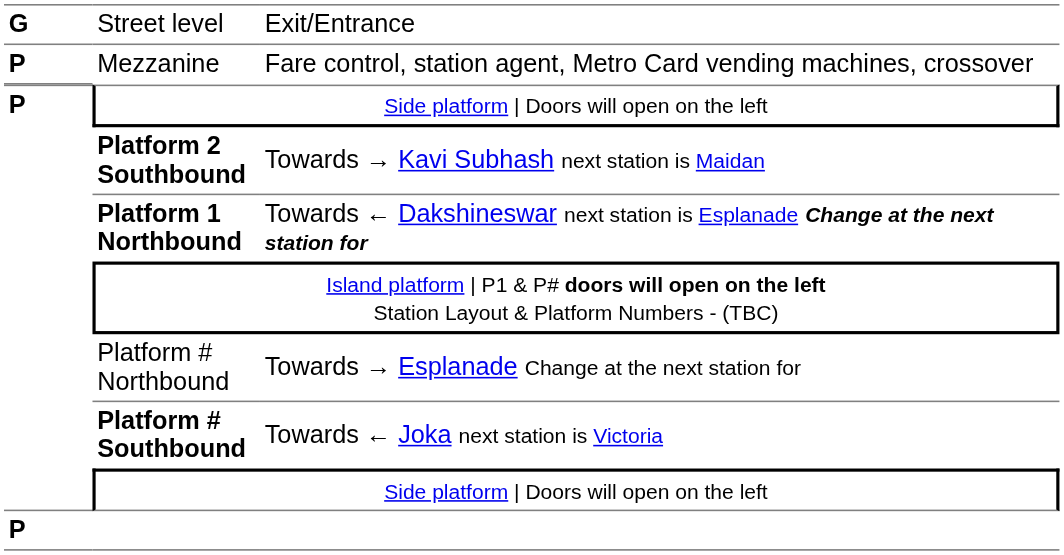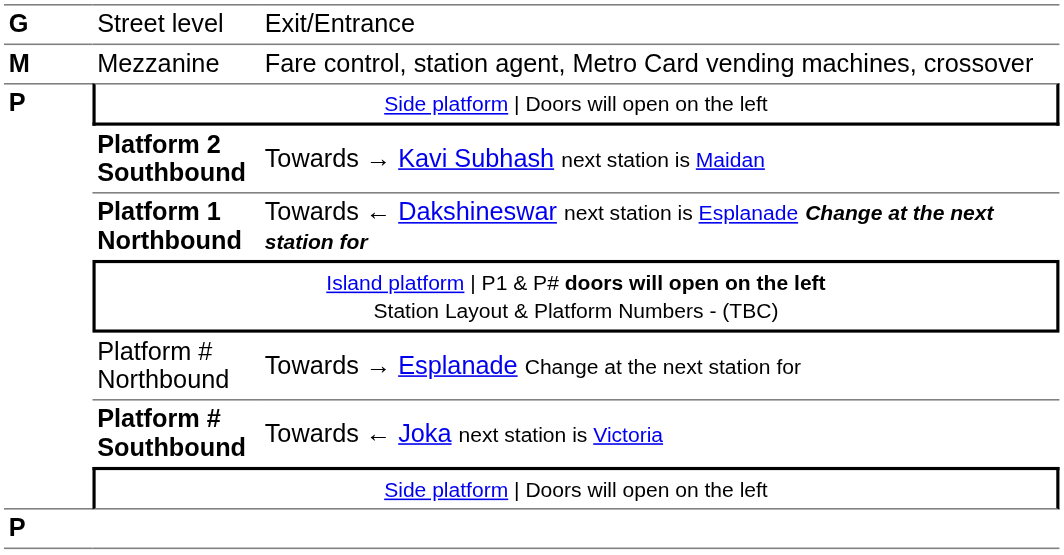(17, 63) P -> (19, 63) M
